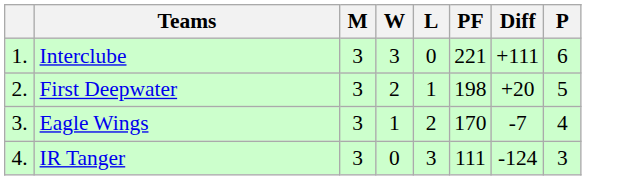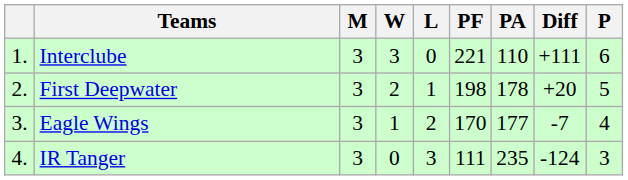+ column: (512, 21)
